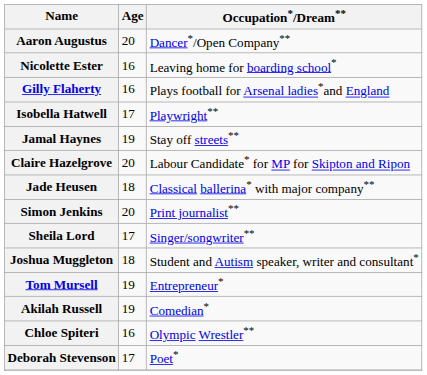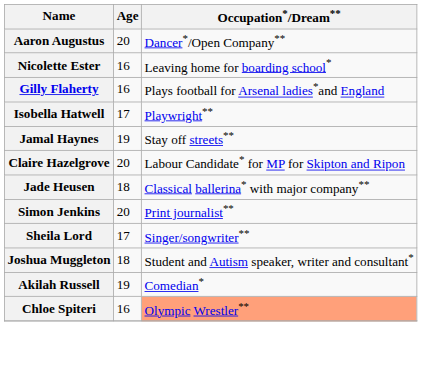- row: (62, 284)
(202, 333) no background -> (197, 308) lightsalmon background
- row: (62, 357)
